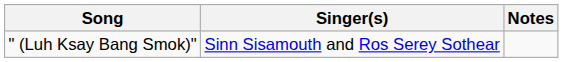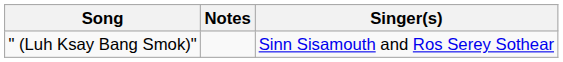columns swapped: (352, 18) <-> (531, 18)
